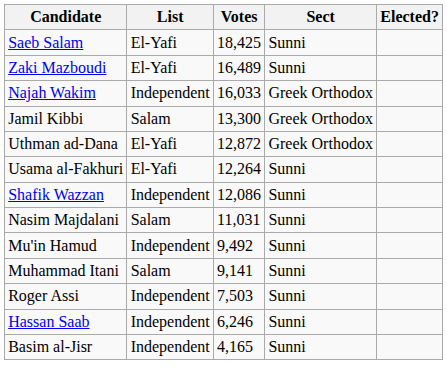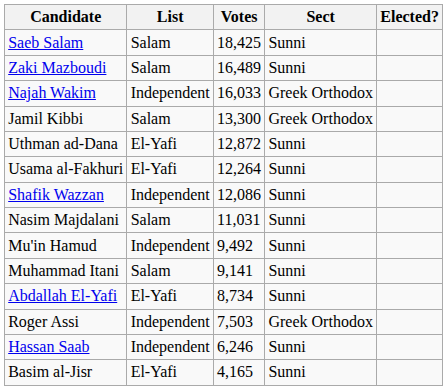(154, 42) El-Yafi -> (151, 42) Salam
(154, 67) El-Yafi -> (151, 67) Salam
(321, 144) Greek Orthodox -> (287, 144) Sunni
+ row: (63, 296)
(287, 296) Sunni -> (321, 321) Greek Orthodox
(170, 347) Independent -> (154, 372) El-Yafi
